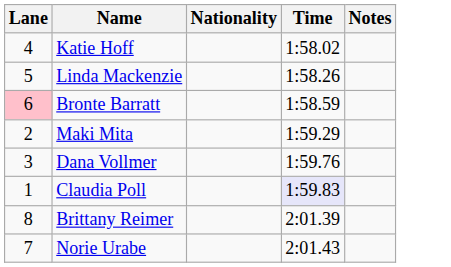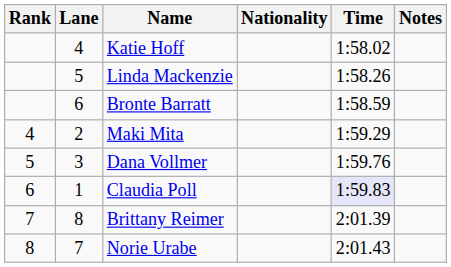+ column: (30, 18)
(28, 104) pink background -> (79, 104) no background
